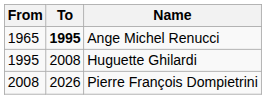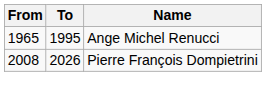(65, 37) bold -> (65, 37) normal
- row: (142, 60)
